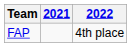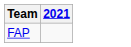- column: (100, 14)
